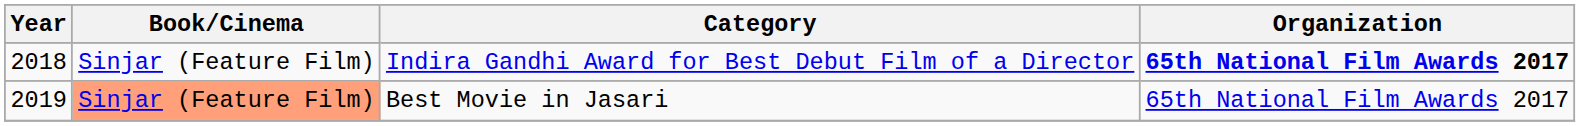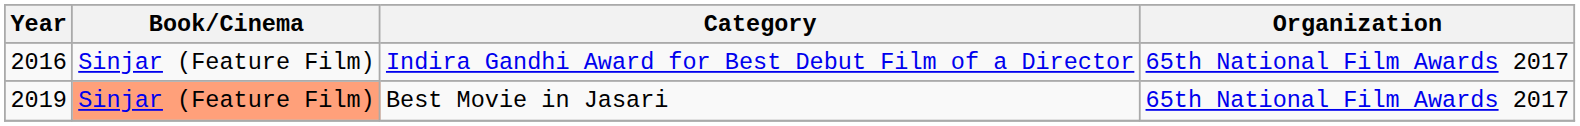(39, 62) 2018 -> (39, 62) 2016
(1357, 62) bold -> (1357, 62) normal
